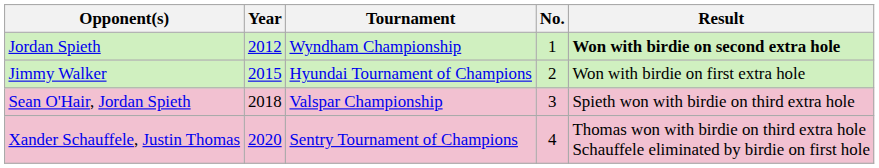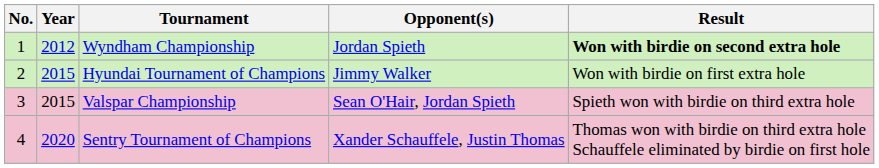columns swapped: (552, 18) <-> (124, 18)
(265, 102) 2018 -> (58, 102) 2015
